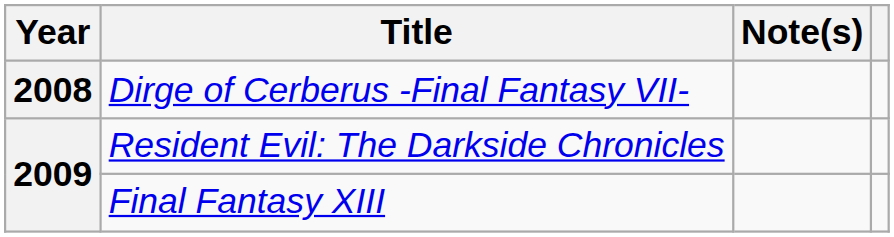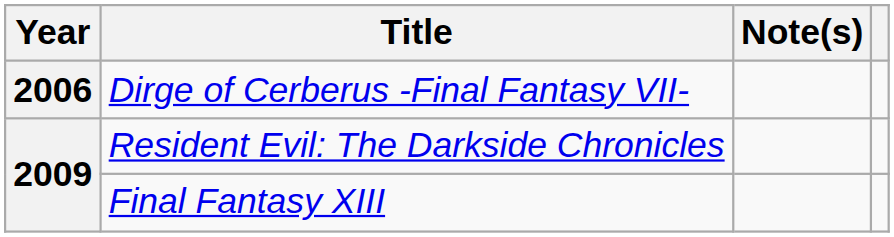(53, 88) 2008 -> (53, 88) 2006
